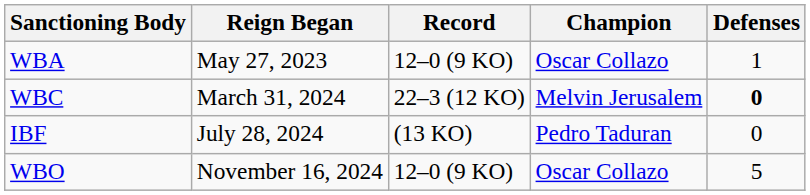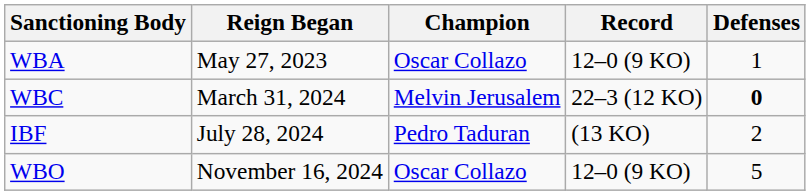columns swapped: (619, 23) <-> (459, 23)
(757, 134) 0 -> (757, 134) 2
